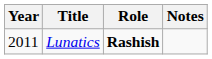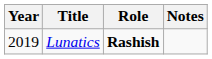(23, 41) 2011 -> (24, 41) 2019
